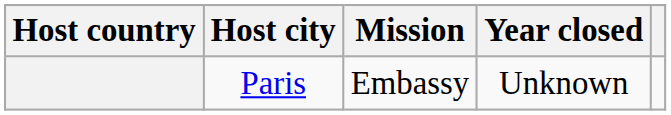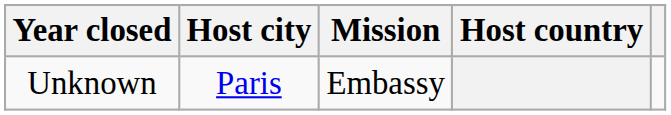columns swapped: (104, 30) <-> (564, 30)
